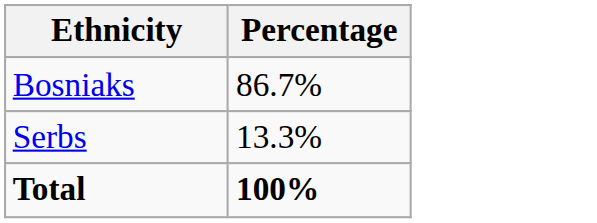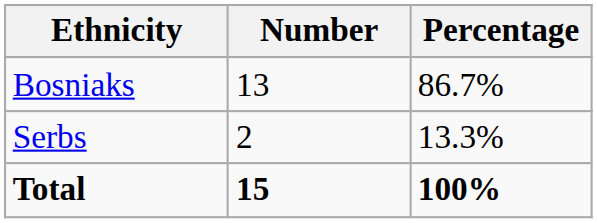+ column: (319, 30)
